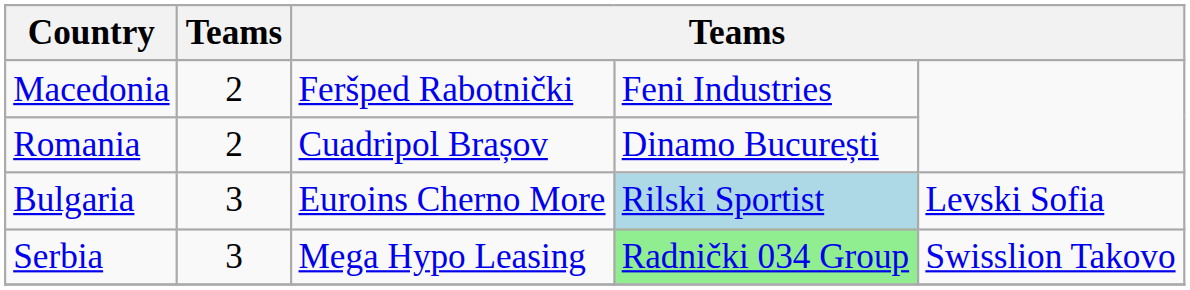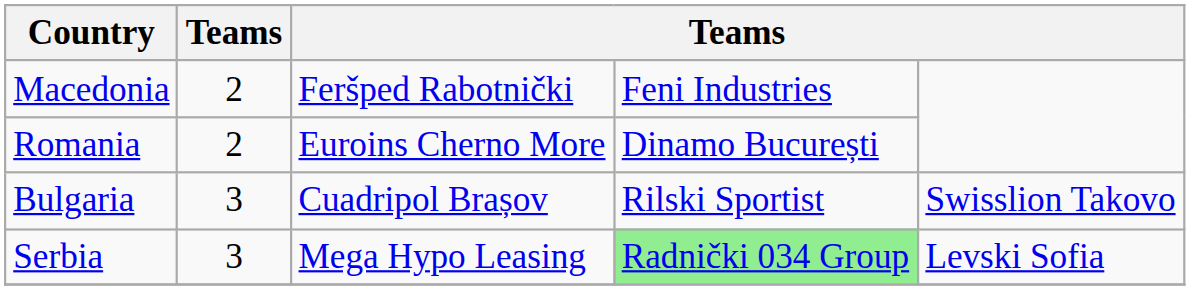(423, 144) Cuadripol Brașov -> (452, 144) Euroins Cherno More
(452, 199) Euroins Cherno More -> (423, 199) Cuadripol Brașov
(723, 199) lightblue background -> (723, 199) no background
(1015, 199) Levski Sofia -> (1050, 199) Swisslion Takovo
(1050, 255) Swisslion Takovo -> (1015, 255) Levski Sofia
